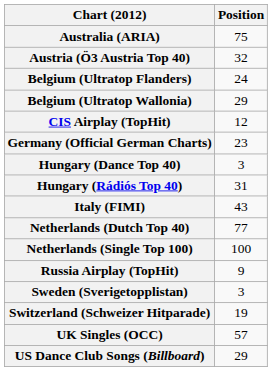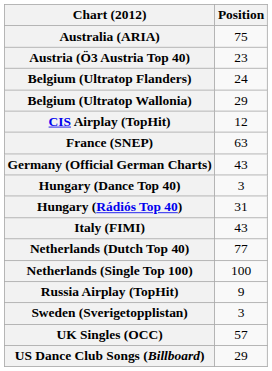(241, 57) 32 -> (241, 57) 23
+ row: (110, 143)
(241, 143) 23 -> (241, 164) 43
- row: (110, 313)
